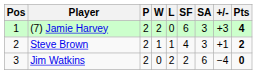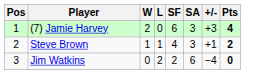- column: (146, 12)
